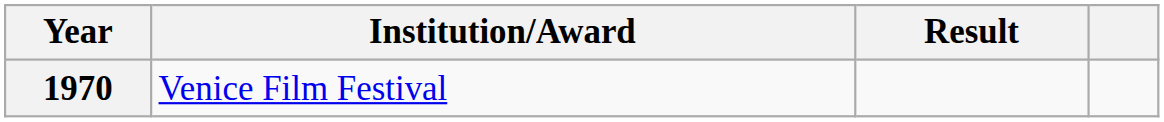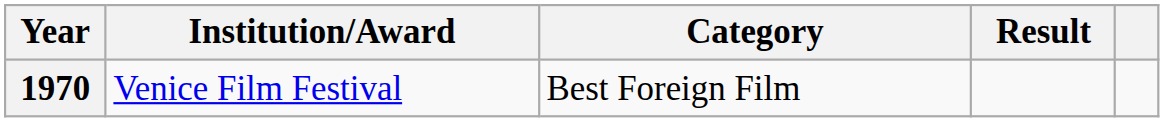+ column: (755, 32)
